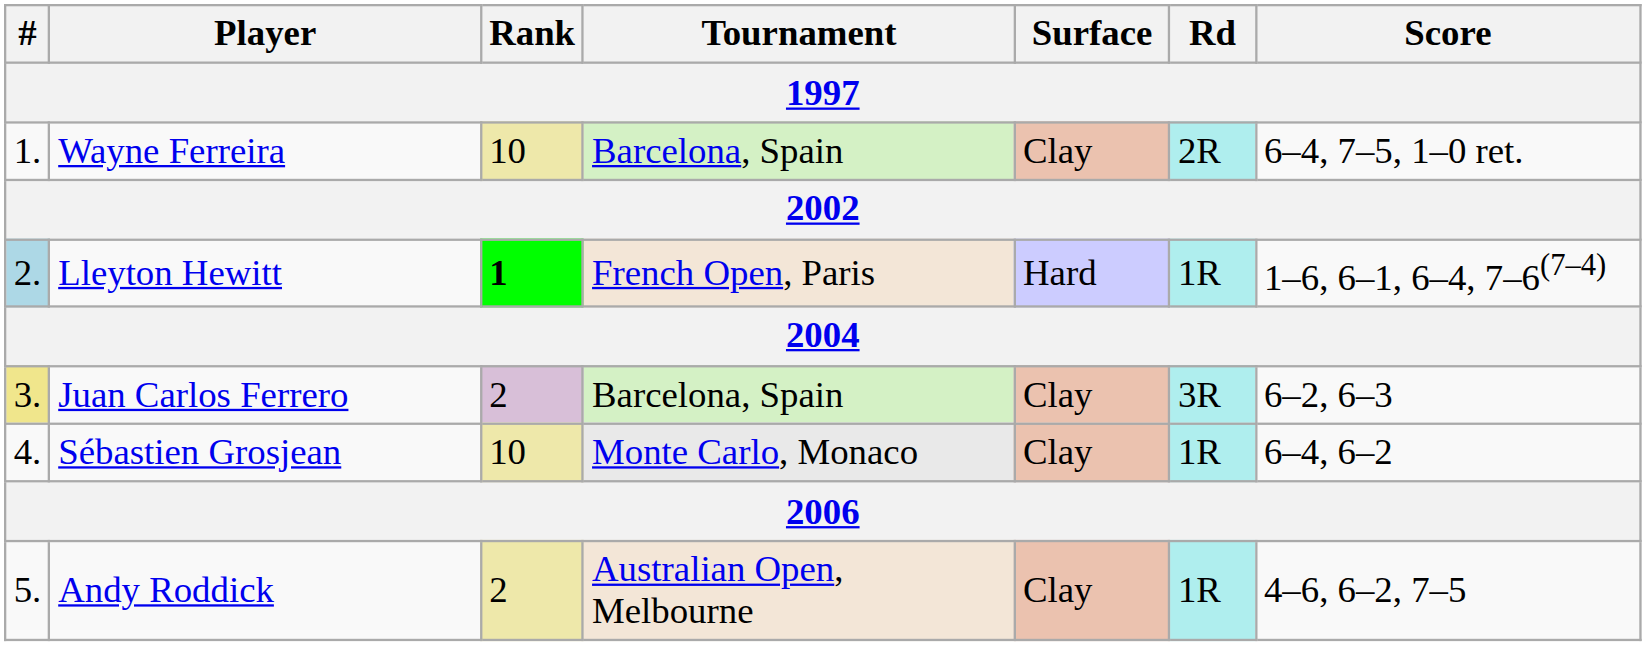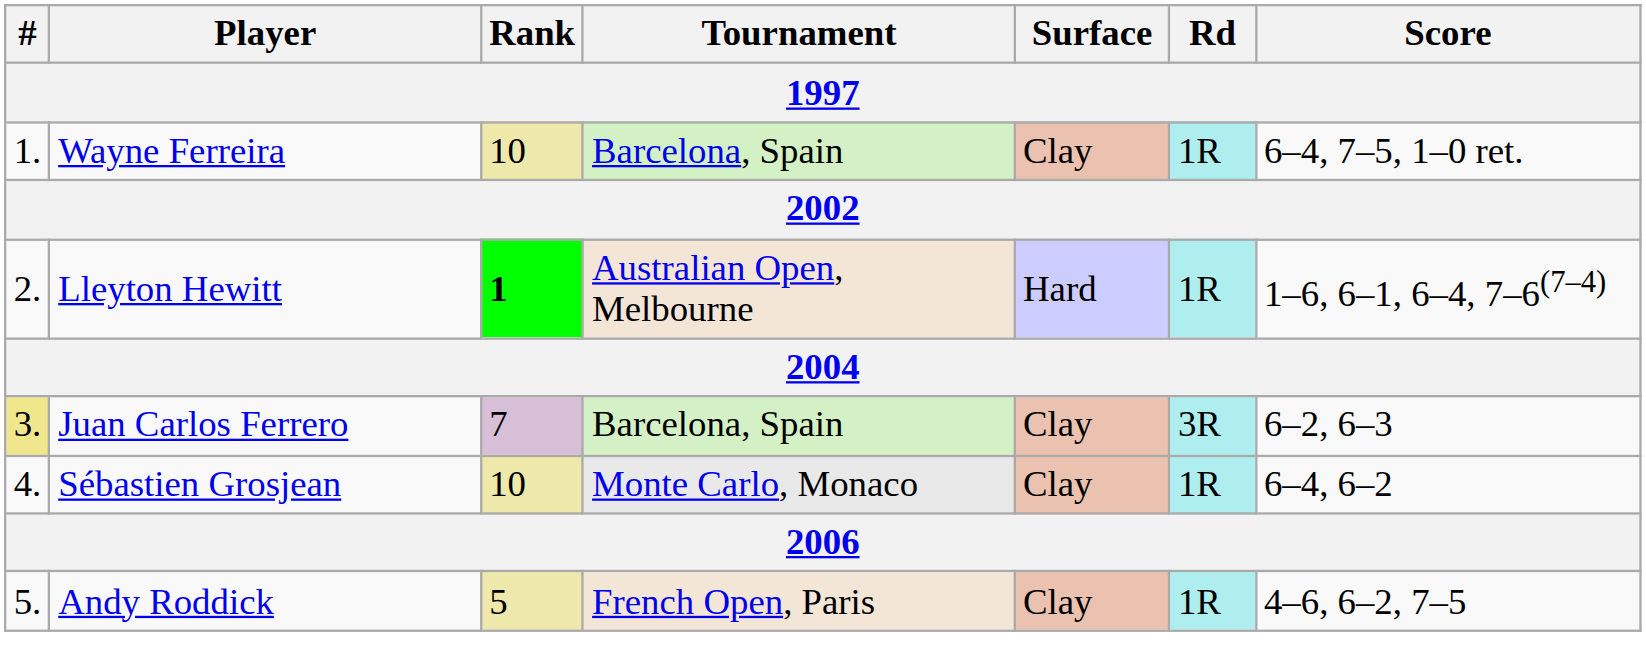(1199, 150) 2R -> (1199, 150) 1R
(27, 272) lightblue background -> (27, 287) no background
(734, 272) French Open, Paris -> (718, 287) Australian Open, Melbourne
(498, 393) 2 -> (498, 425) 7
(498, 589) 2 -> (498, 600) 5
(718, 589) Australian Open, Melbourne -> (734, 600) French Open, Paris
